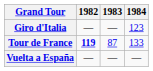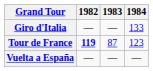(136, 27) 123 -> (136, 27) 133
(136, 43) 133 -> (136, 43) 123
